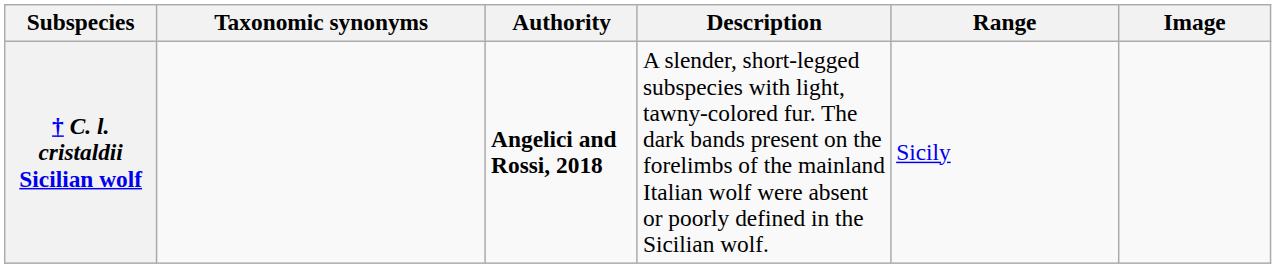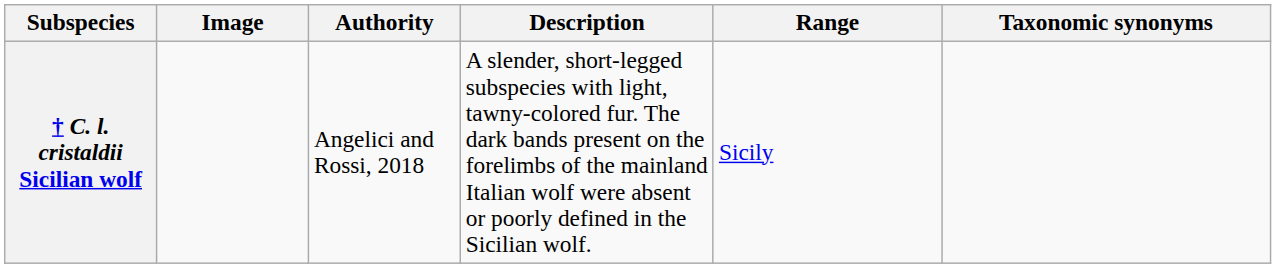columns swapped: (1195, 23) <-> (321, 23)
(554, 152) bold -> (374, 152) normal
